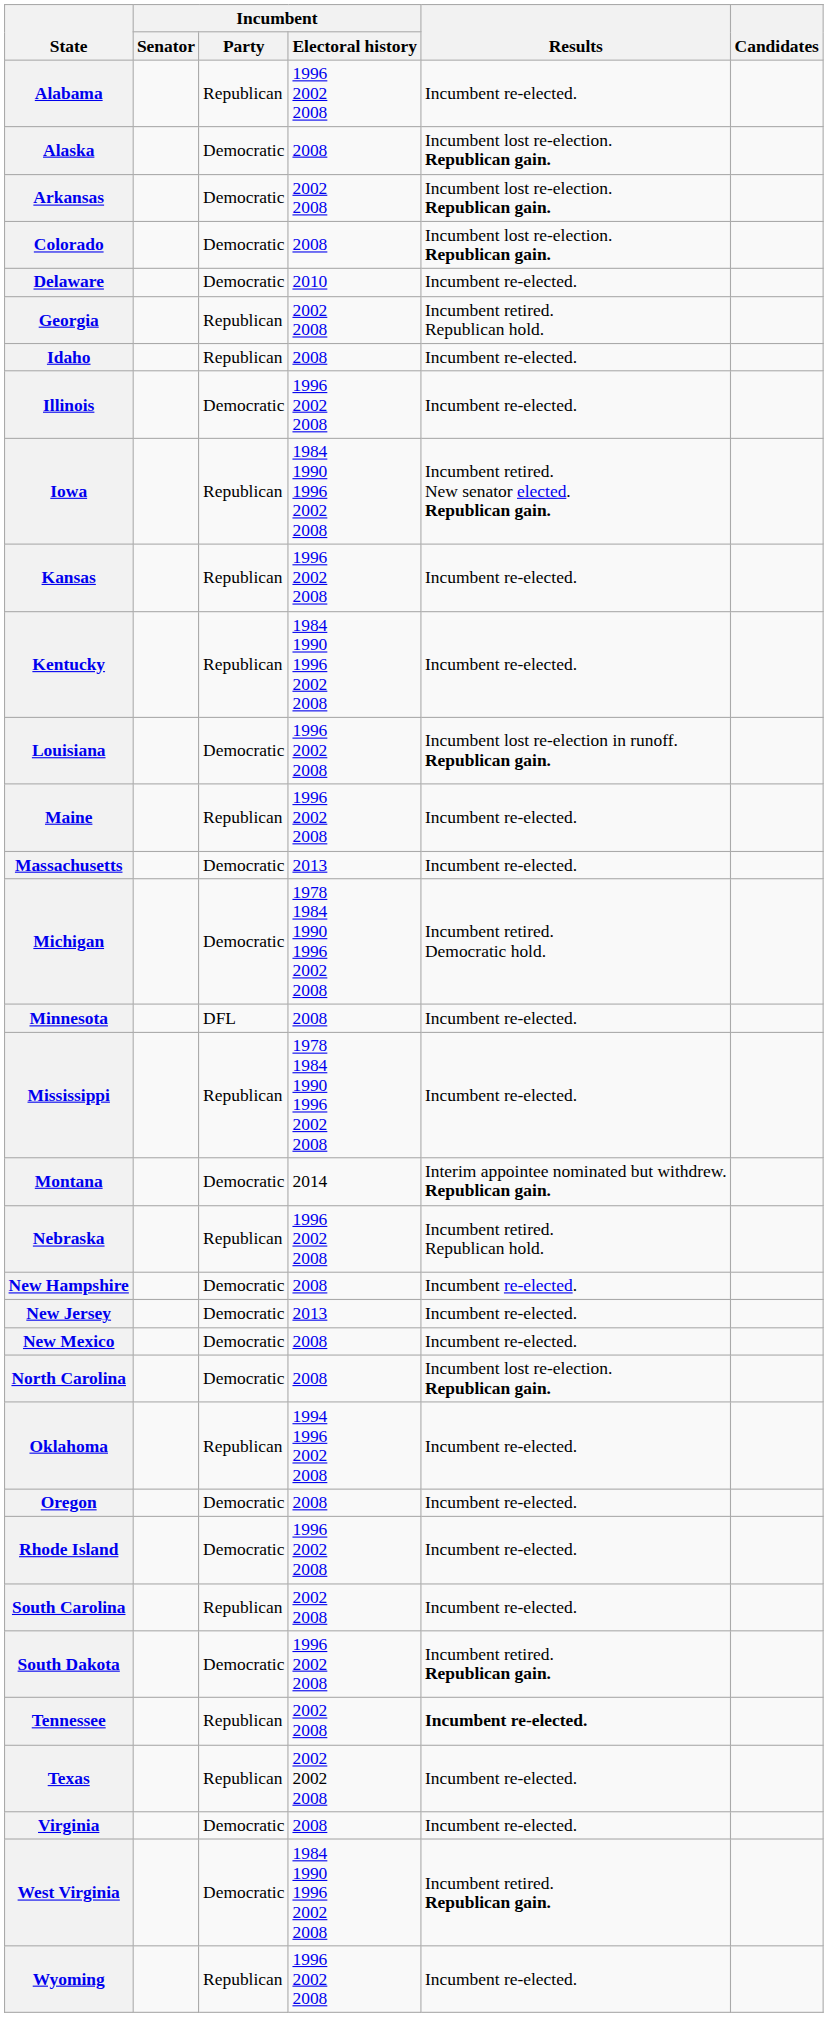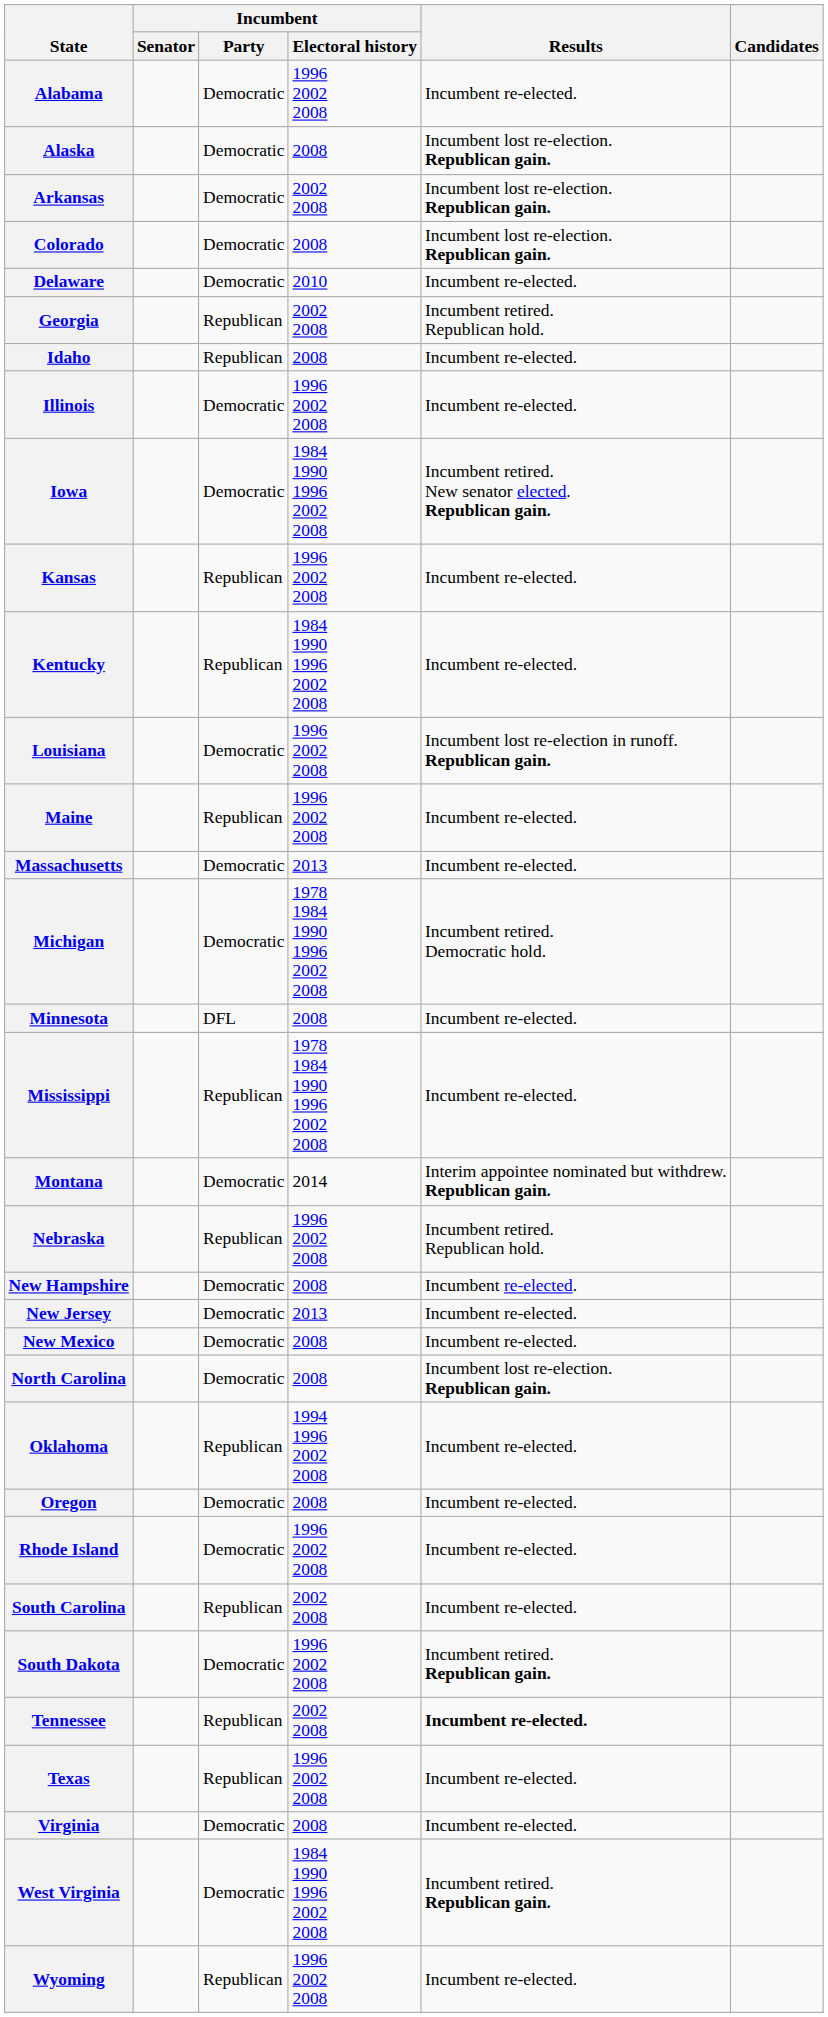(243, 93) Republican -> (244, 93) Democratic
(243, 491) Republican -> (244, 491) Democratic
(310, 1778) 2002 2002 2008 -> (310, 1778) 1996 2002 2008
